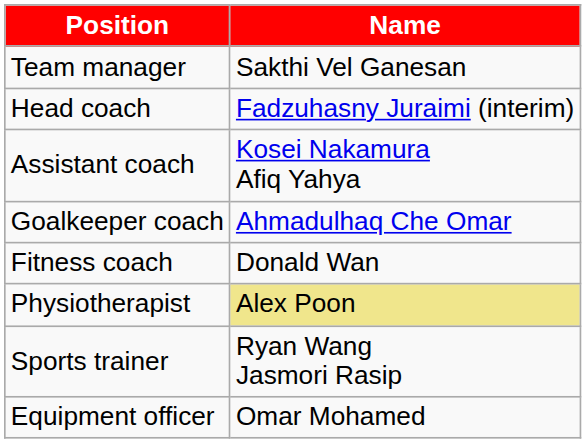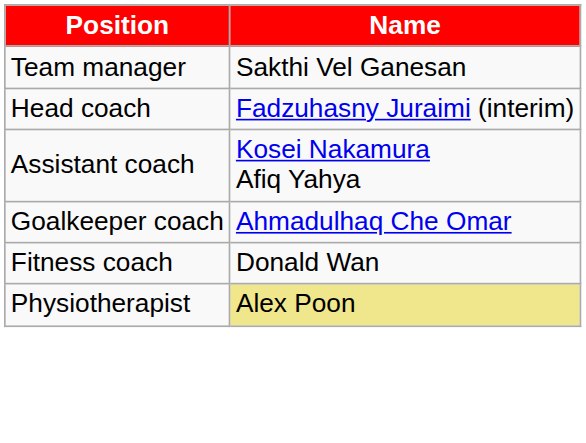- row: (90, 360)
- row: (113, 417)
